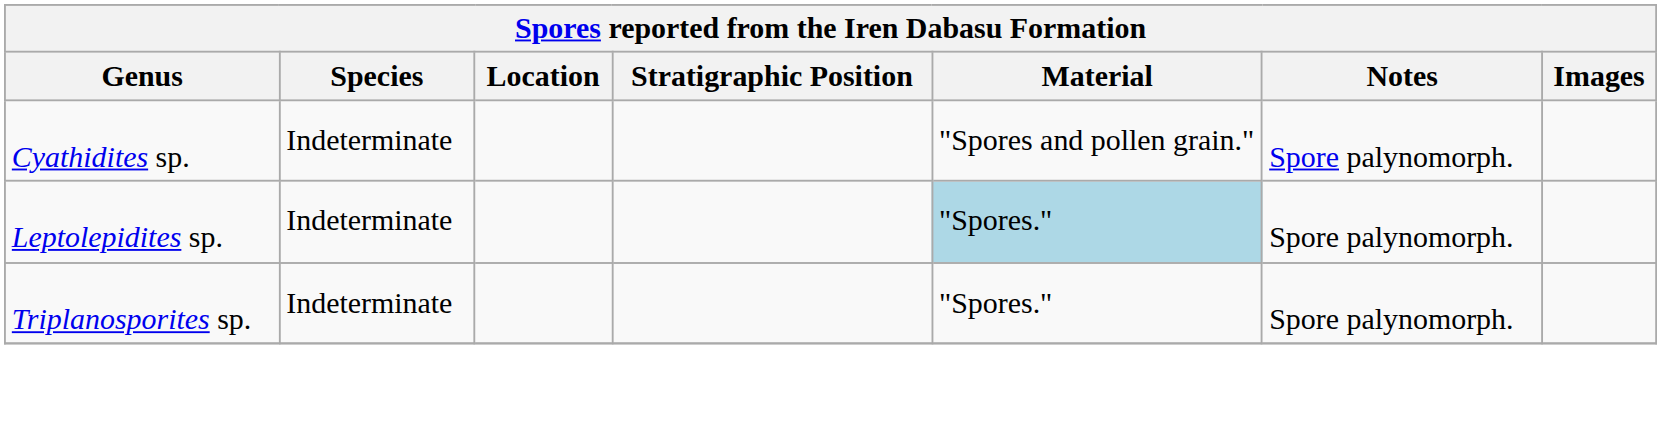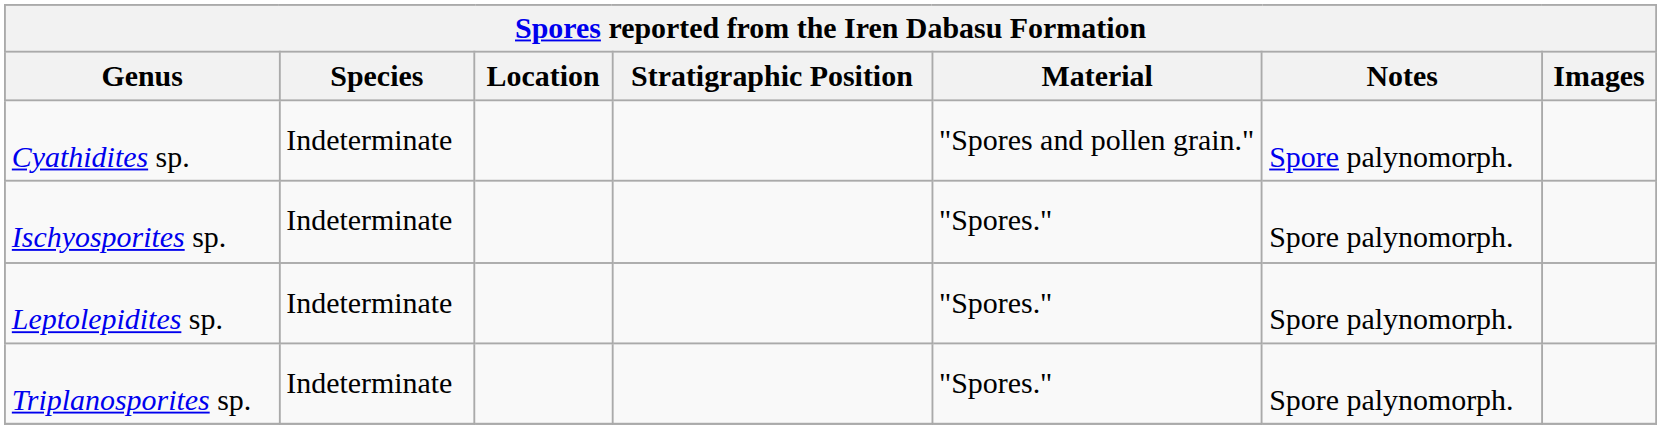+ row: (119, 237)
(996, 221) lightblue background -> (996, 302) no background
